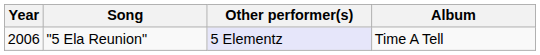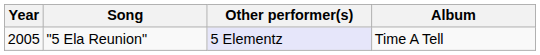(24, 38) 2006 -> (24, 38) 2005
